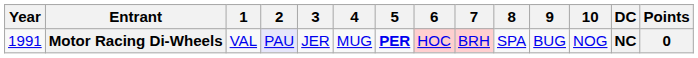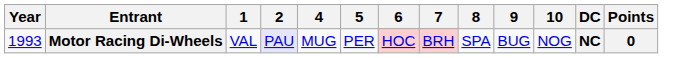- column: (315, 17)
(25, 41) 1991 -> (25, 41) 1993
(395, 41) bold -> (359, 41) normal
